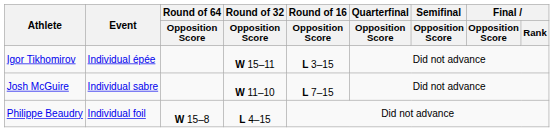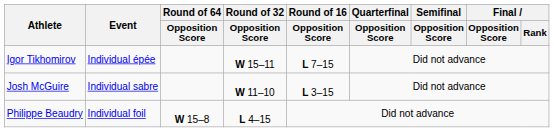(318, 65) L 3–15 -> (318, 65) L 7–15
(318, 92) L 7–15 -> (318, 92) L 3–15
